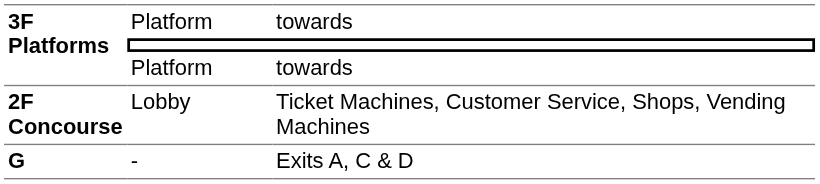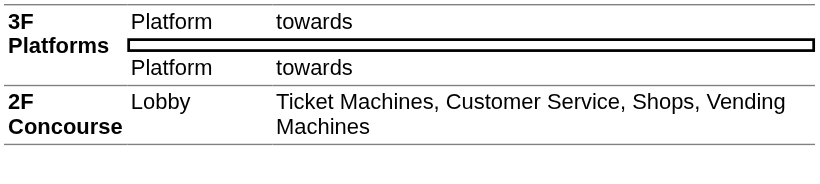- row: (134, 161)
